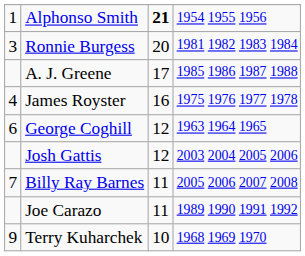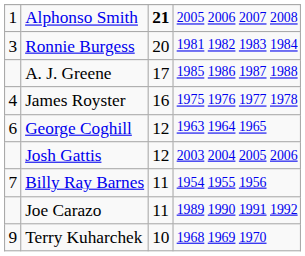(222, 18) 1954 1955 1956 -> (237, 18) 2005 2006 2007 2008
(237, 182) 2005 2006 2007 2008 -> (222, 182) 1954 1955 1956
